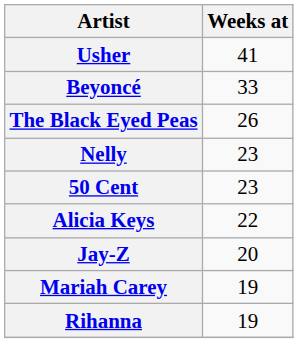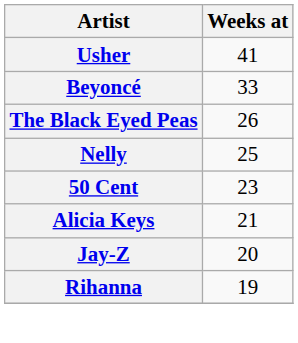(248, 154) 23 -> (248, 154) 25
(248, 220) 22 -> (248, 220) 21
- row: (104, 287)
